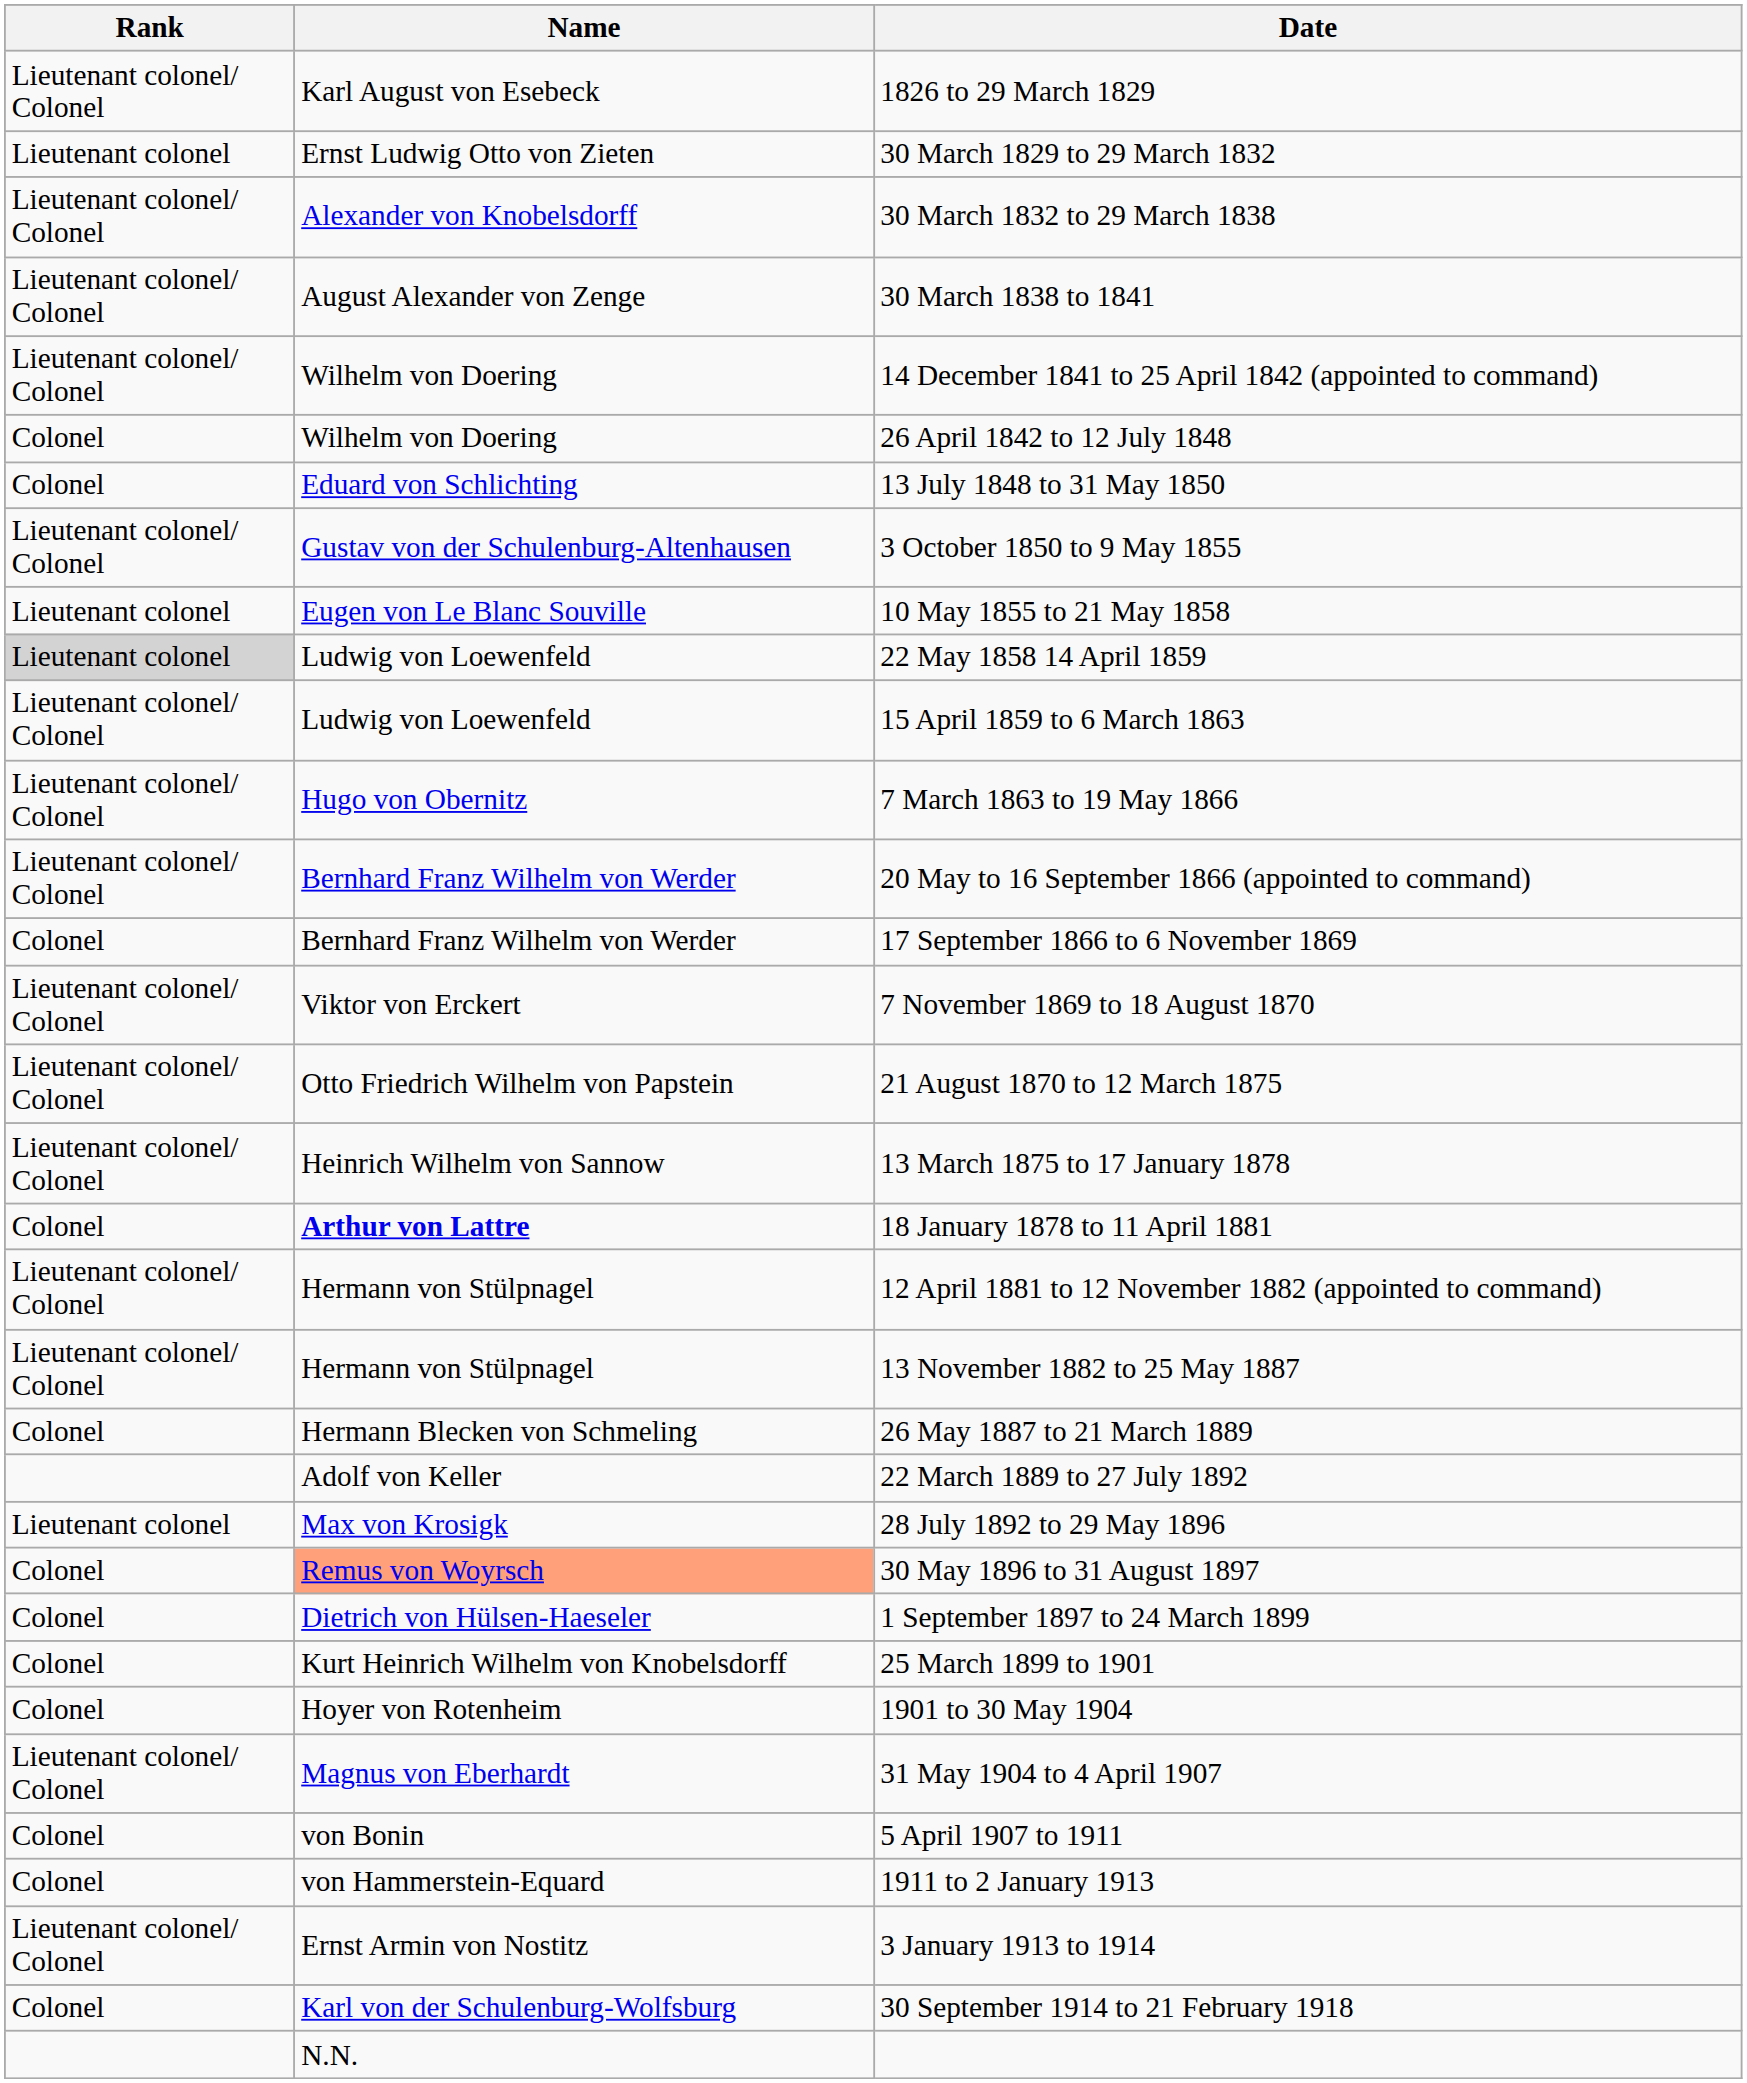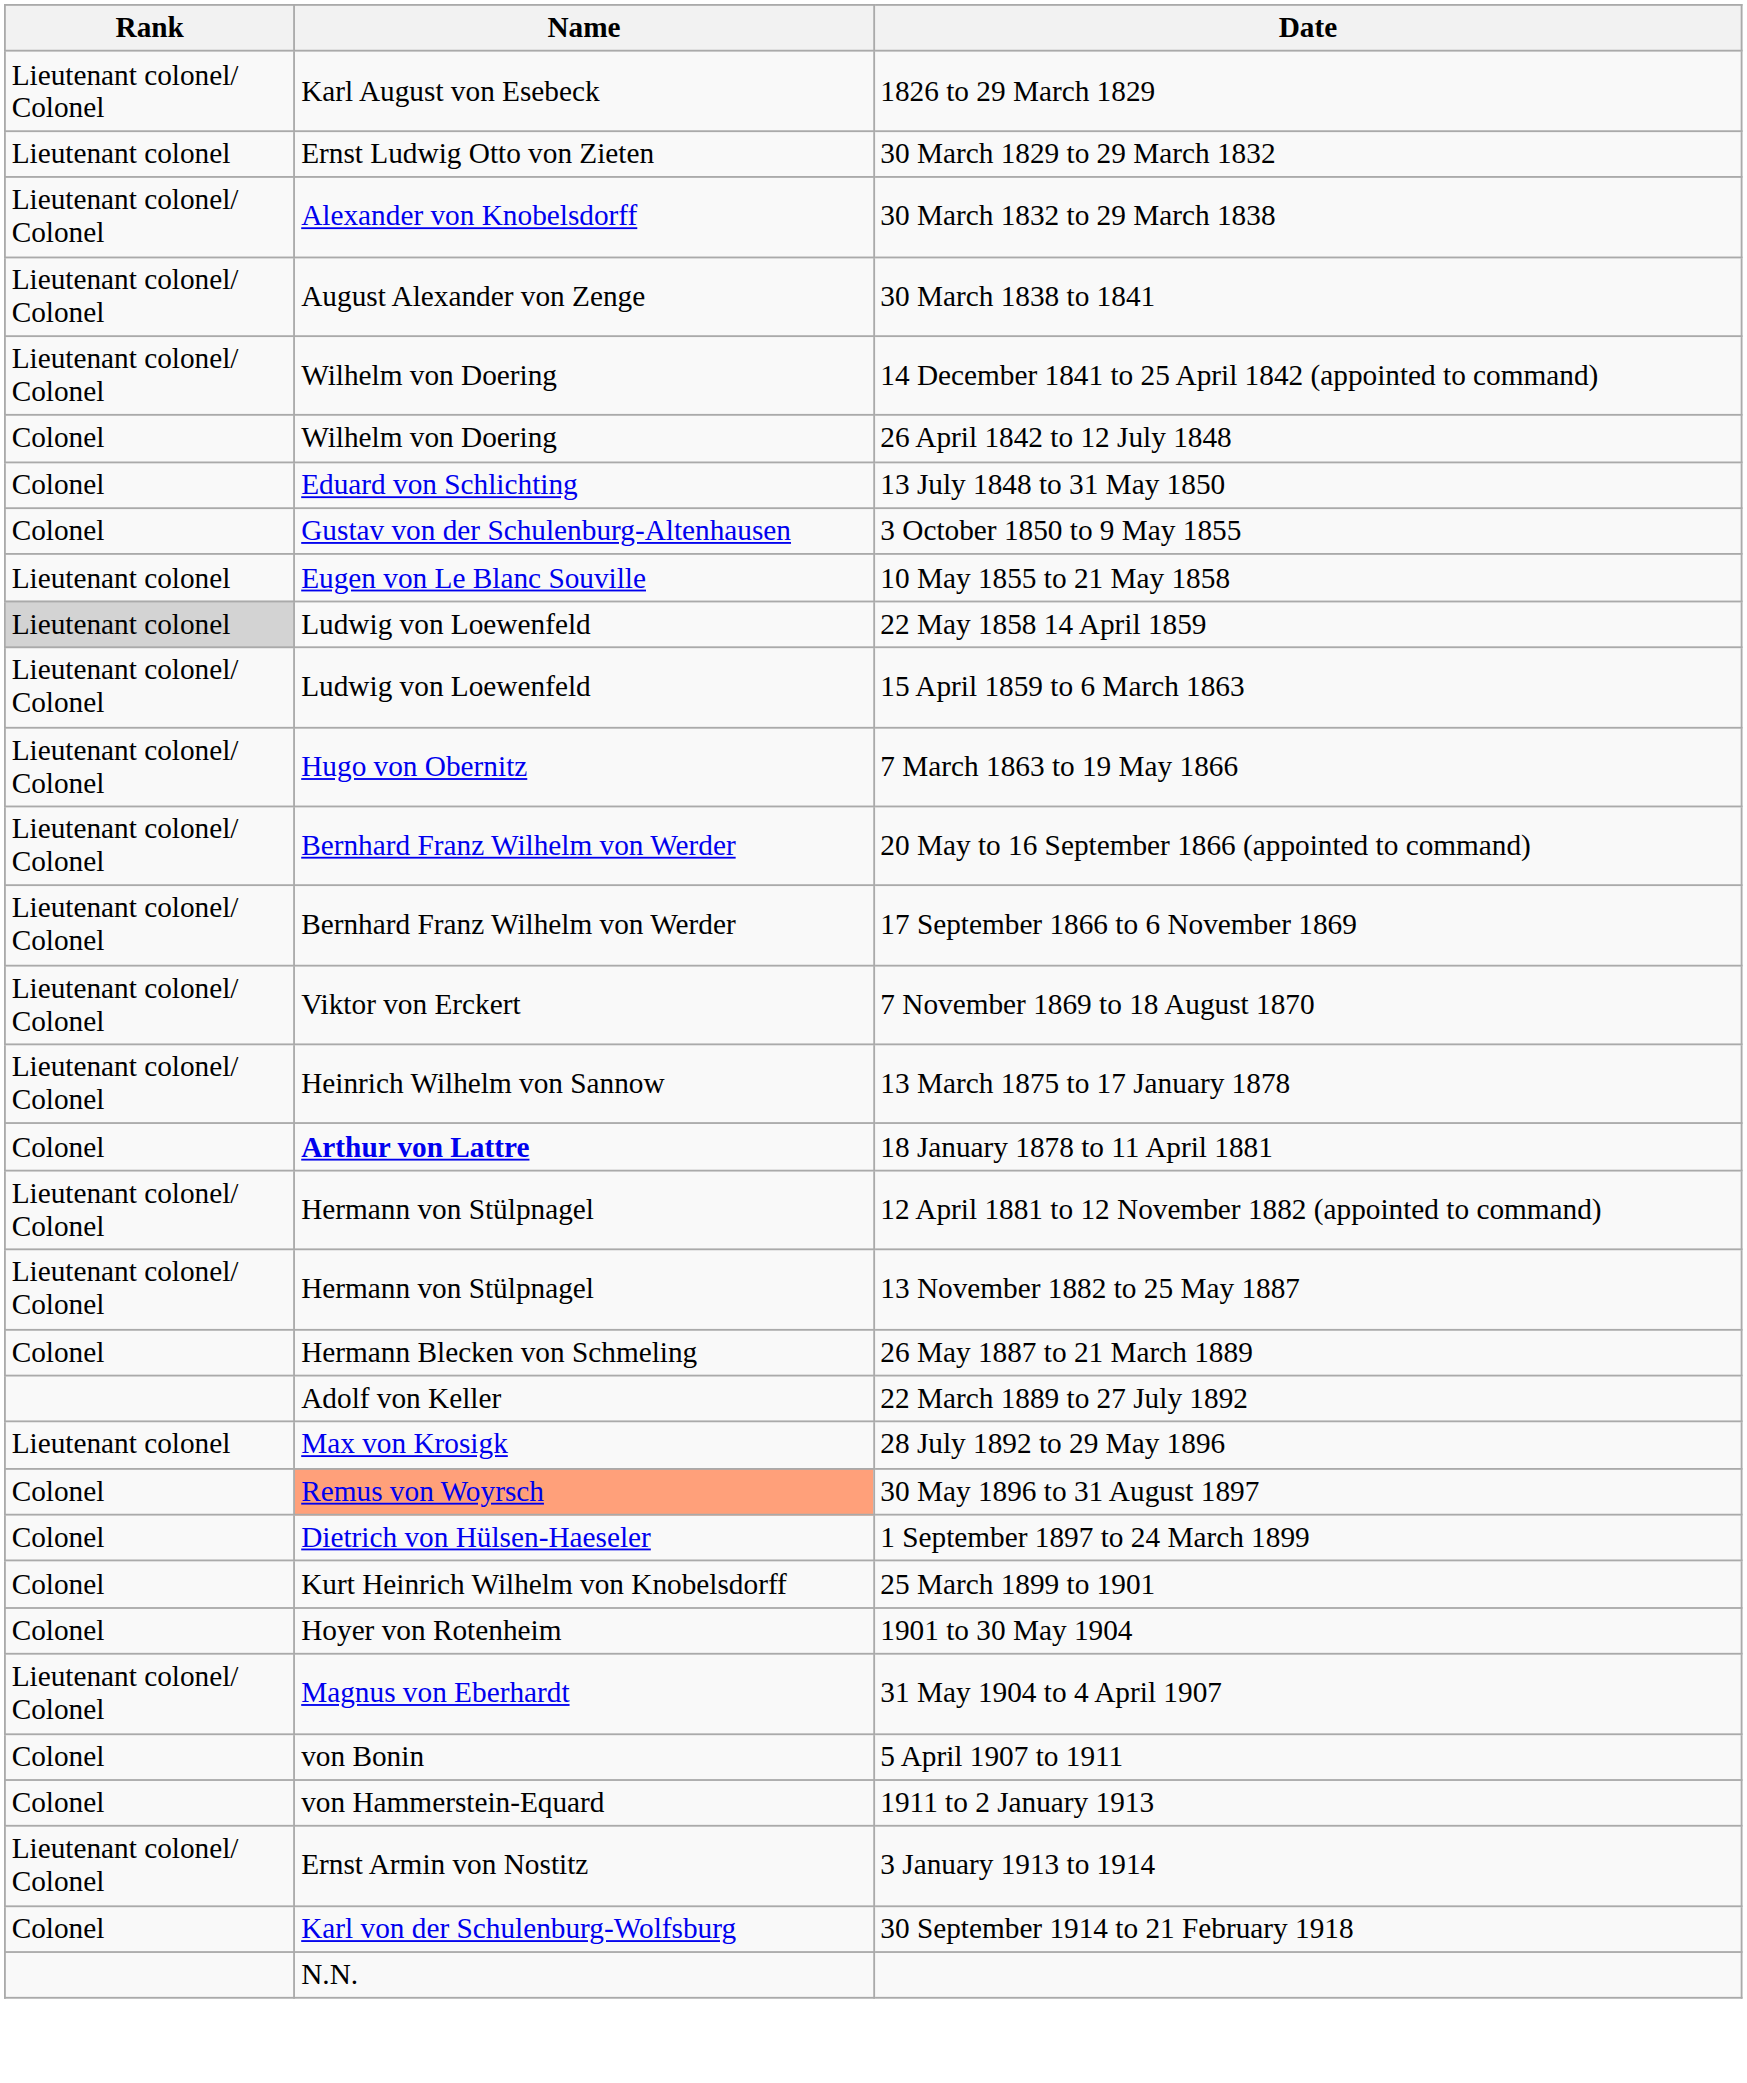(125, 547) Lieutenant colonel/ Colonel -> (58, 530) Colonel
(58, 941) Colonel -> (125, 924) Lieutenant colonel/ Colonel
- row: (1081, 1083)
